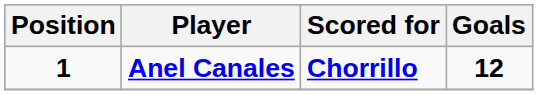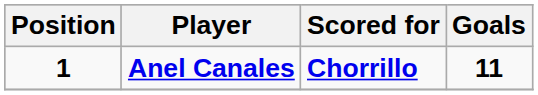(489, 67) 12 -> (489, 67) 11
